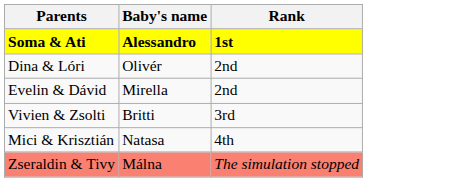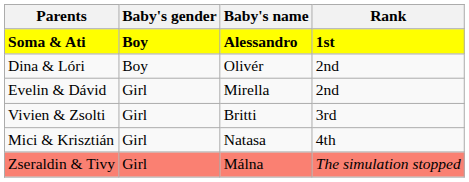+ column: (169, 16)
